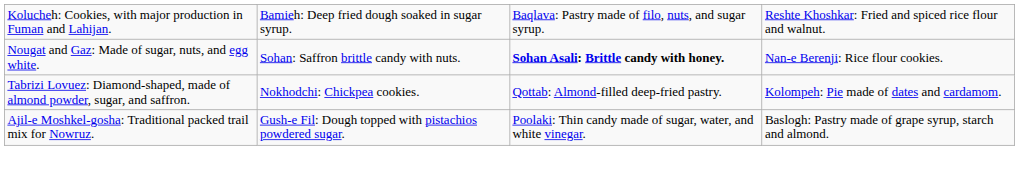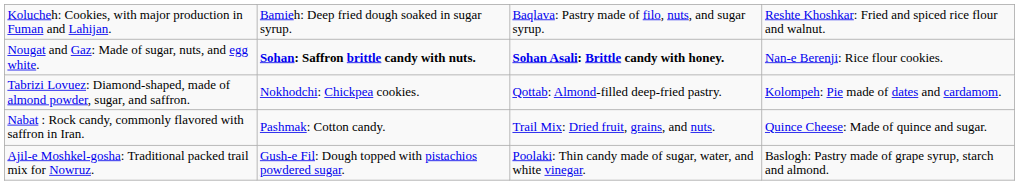(360, 57) normal -> (368, 57) bold
+ row: (126, 127)
